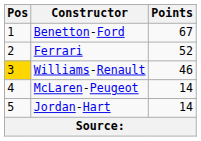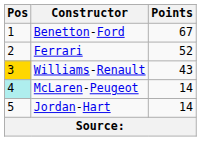(186, 70) 46 -> (186, 70) 43
(11, 89) no background -> (11, 89) paleturquoise background
